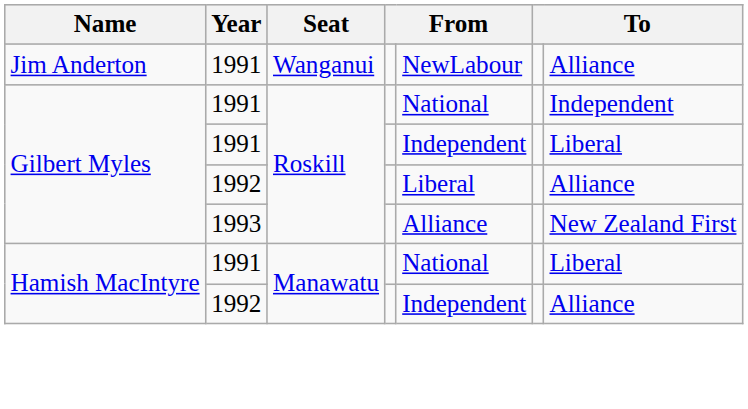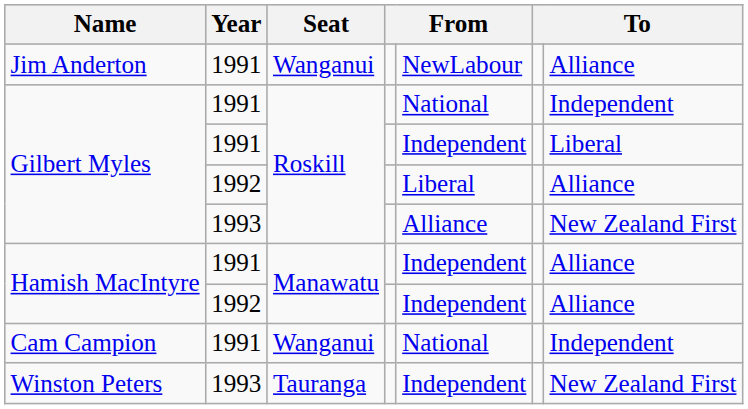(445, 263) National -> (464, 263) Independent
(586, 263) Liberal -> (592, 263) Alliance
+ row: (83, 343)
+ row: (86, 382)
